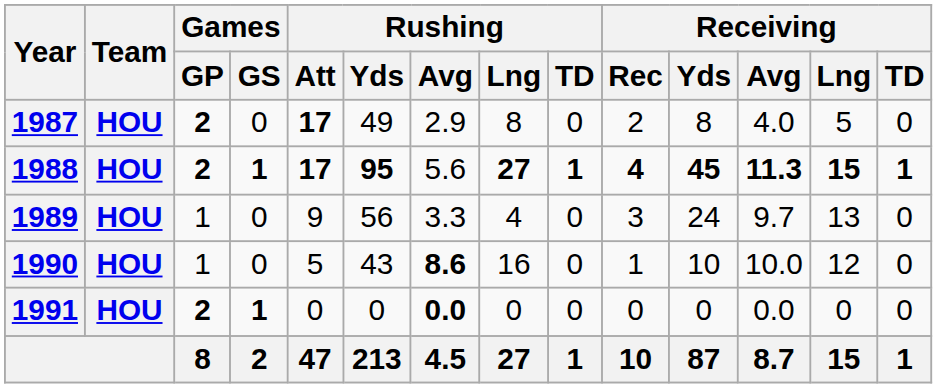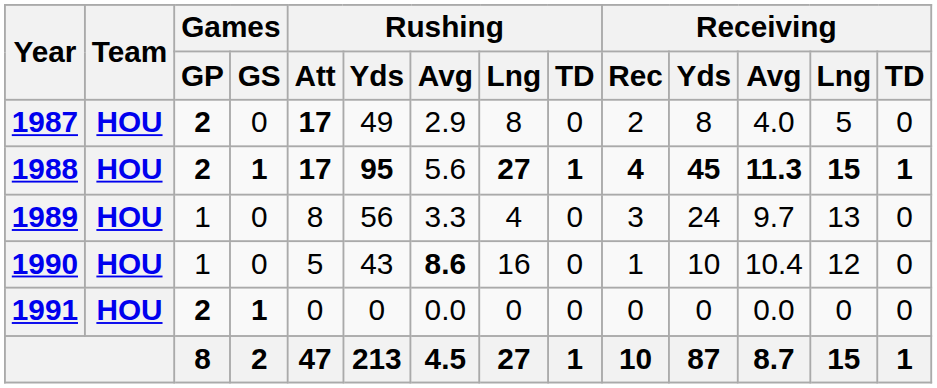(315, 216) 9 -> (315, 216) 8
(774, 264) 10.0 -> (774, 264) 10.4
(445, 311) bold -> (445, 311) normal
